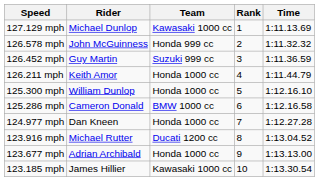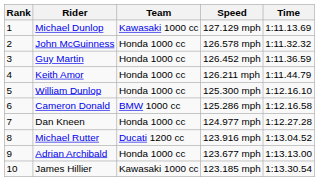columns swapped: (249, 12) <-> (35, 12)
(183, 44) Honda 999 cc -> (152, 44) Honda 1000 cc
(183, 59) Suzuki 999 cc -> (152, 59) Honda 1000 cc
